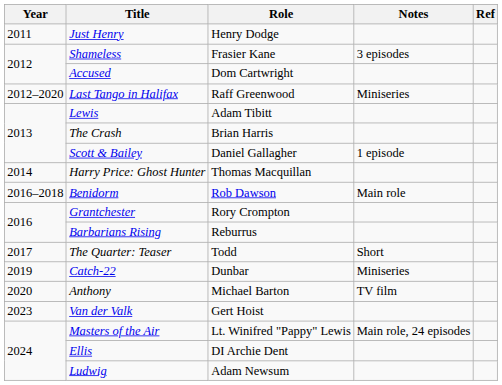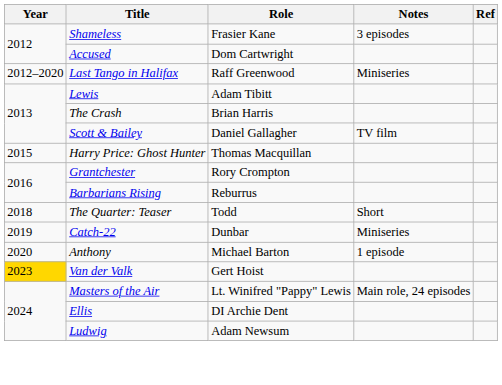- row: (96, 34)
(380, 152) 1 episode -> (377, 133) TV film
(20, 172) 2014 -> (20, 152) 2015
- row: (94, 192)
(20, 251) 2017 -> (20, 212) 2018
(377, 291) TV film -> (380, 251) 1 episode
(20, 311) no background -> (20, 271) gold background
